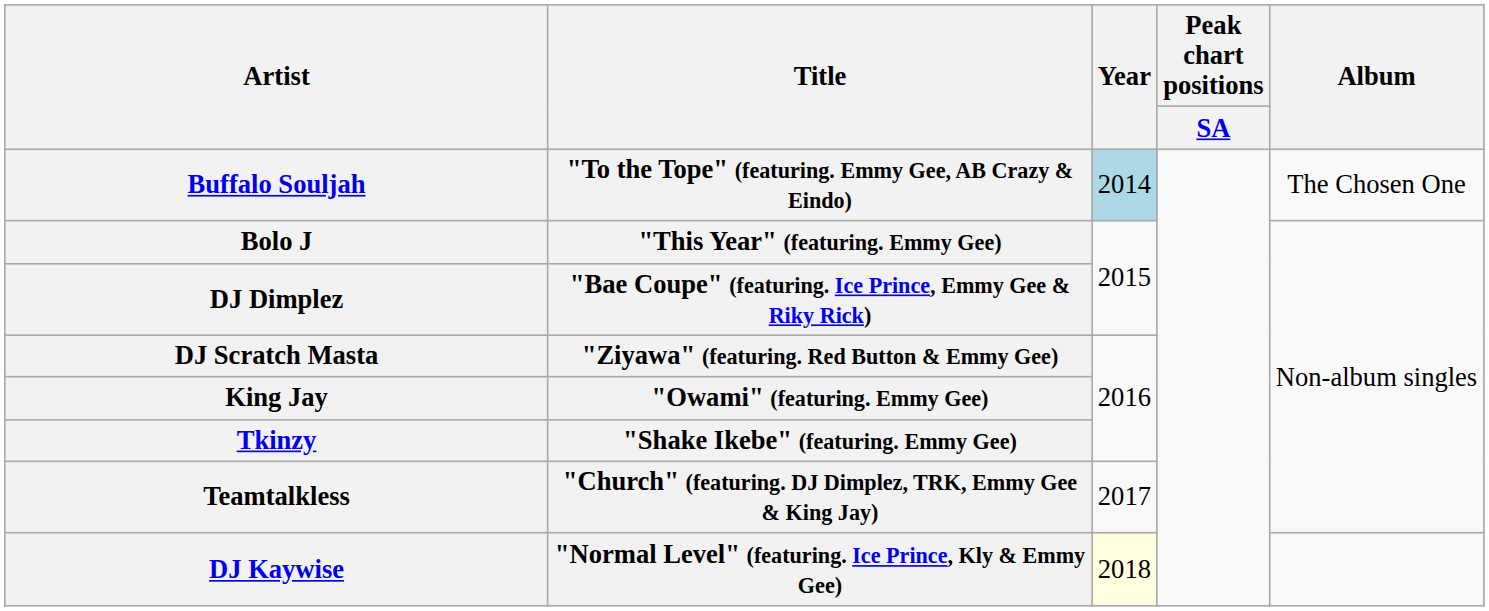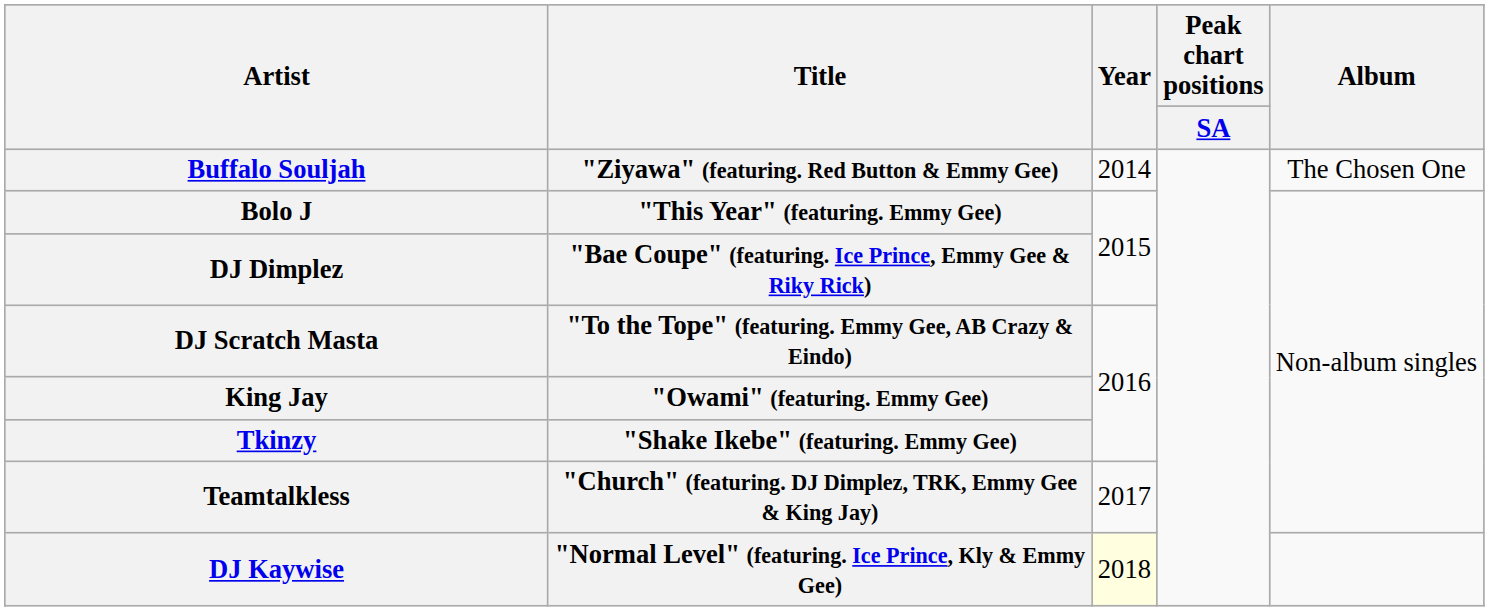(820, 184) "To the Tope" (featuring. Emmy Gee, AB Crazy & Eindo) -> (820, 169) "Ziyawa" (featuring. Red Button & Emmy Gee)
(1124, 184) lightblue background -> (1124, 169) no background
(820, 355) "Ziyawa" (featuring. Red Button & Emmy Gee) -> (820, 340) "To the Tope" (featuring. Emmy Gee, AB Crazy & Eindo)
